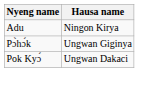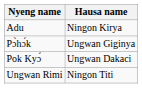+ row: (35, 75)
